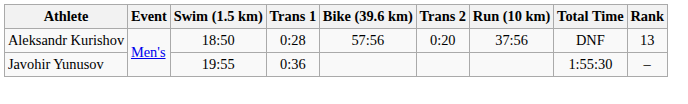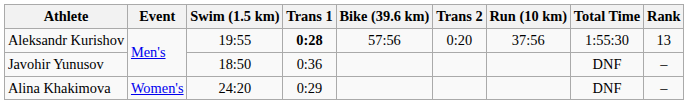(218, 40) 18:50 -> (235, 40) 19:55
(293, 40) normal -> (309, 40) bold
(590, 40) DNF -> (607, 40) 1:55:30
(218, 64) 19:55 -> (235, 64) 18:50
(590, 64) 1:55:30 -> (607, 64) DNF
+ row: (59, 88)
